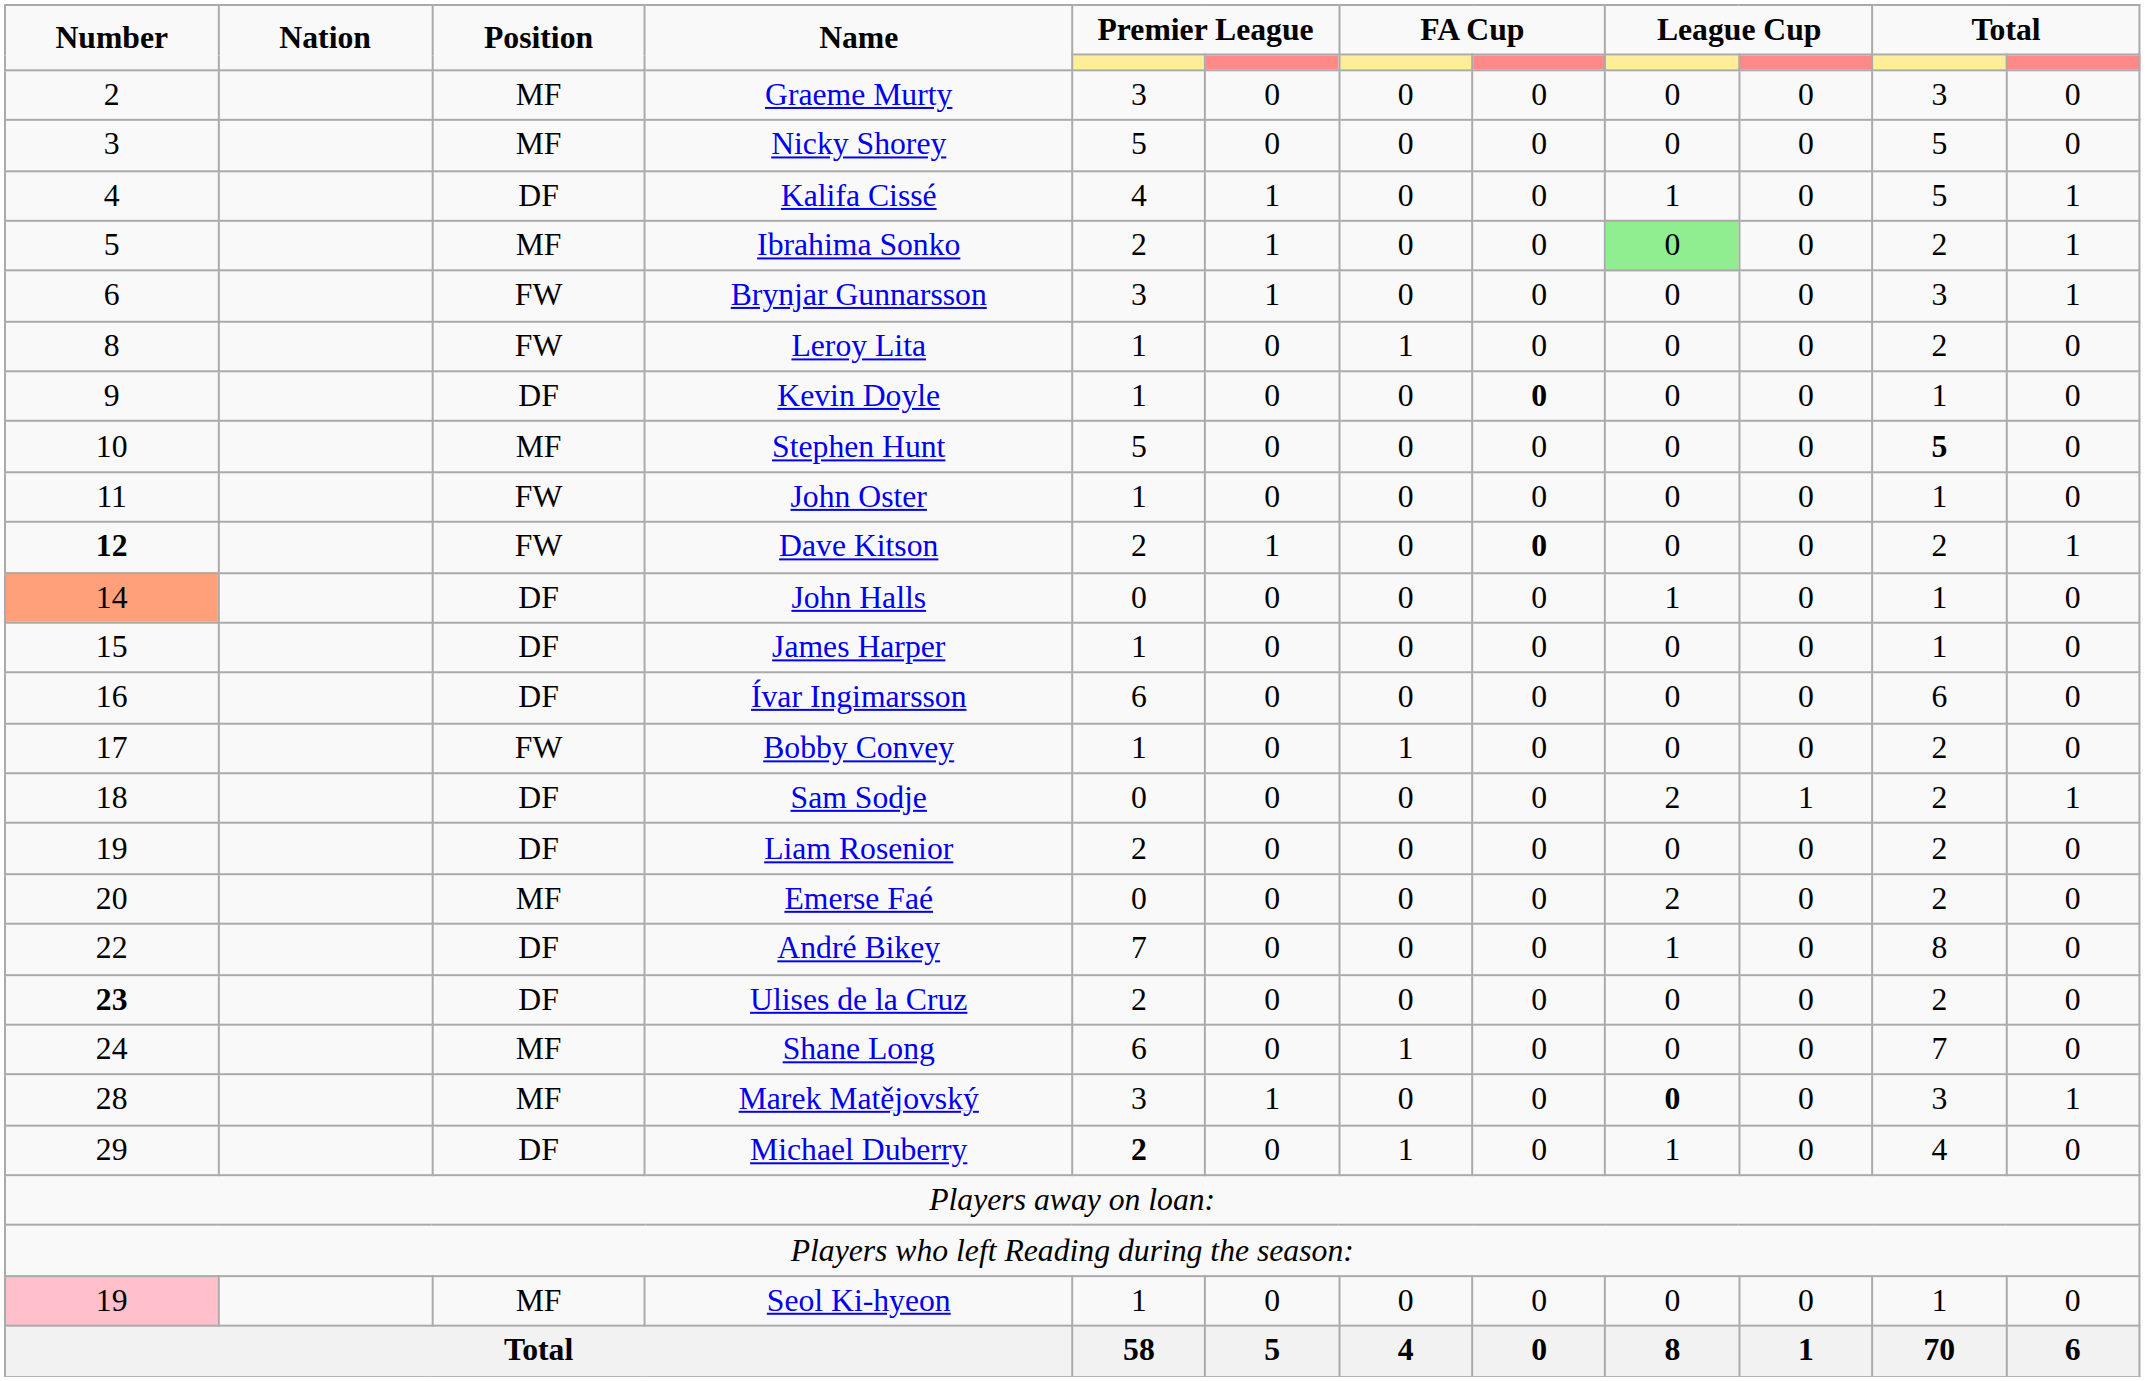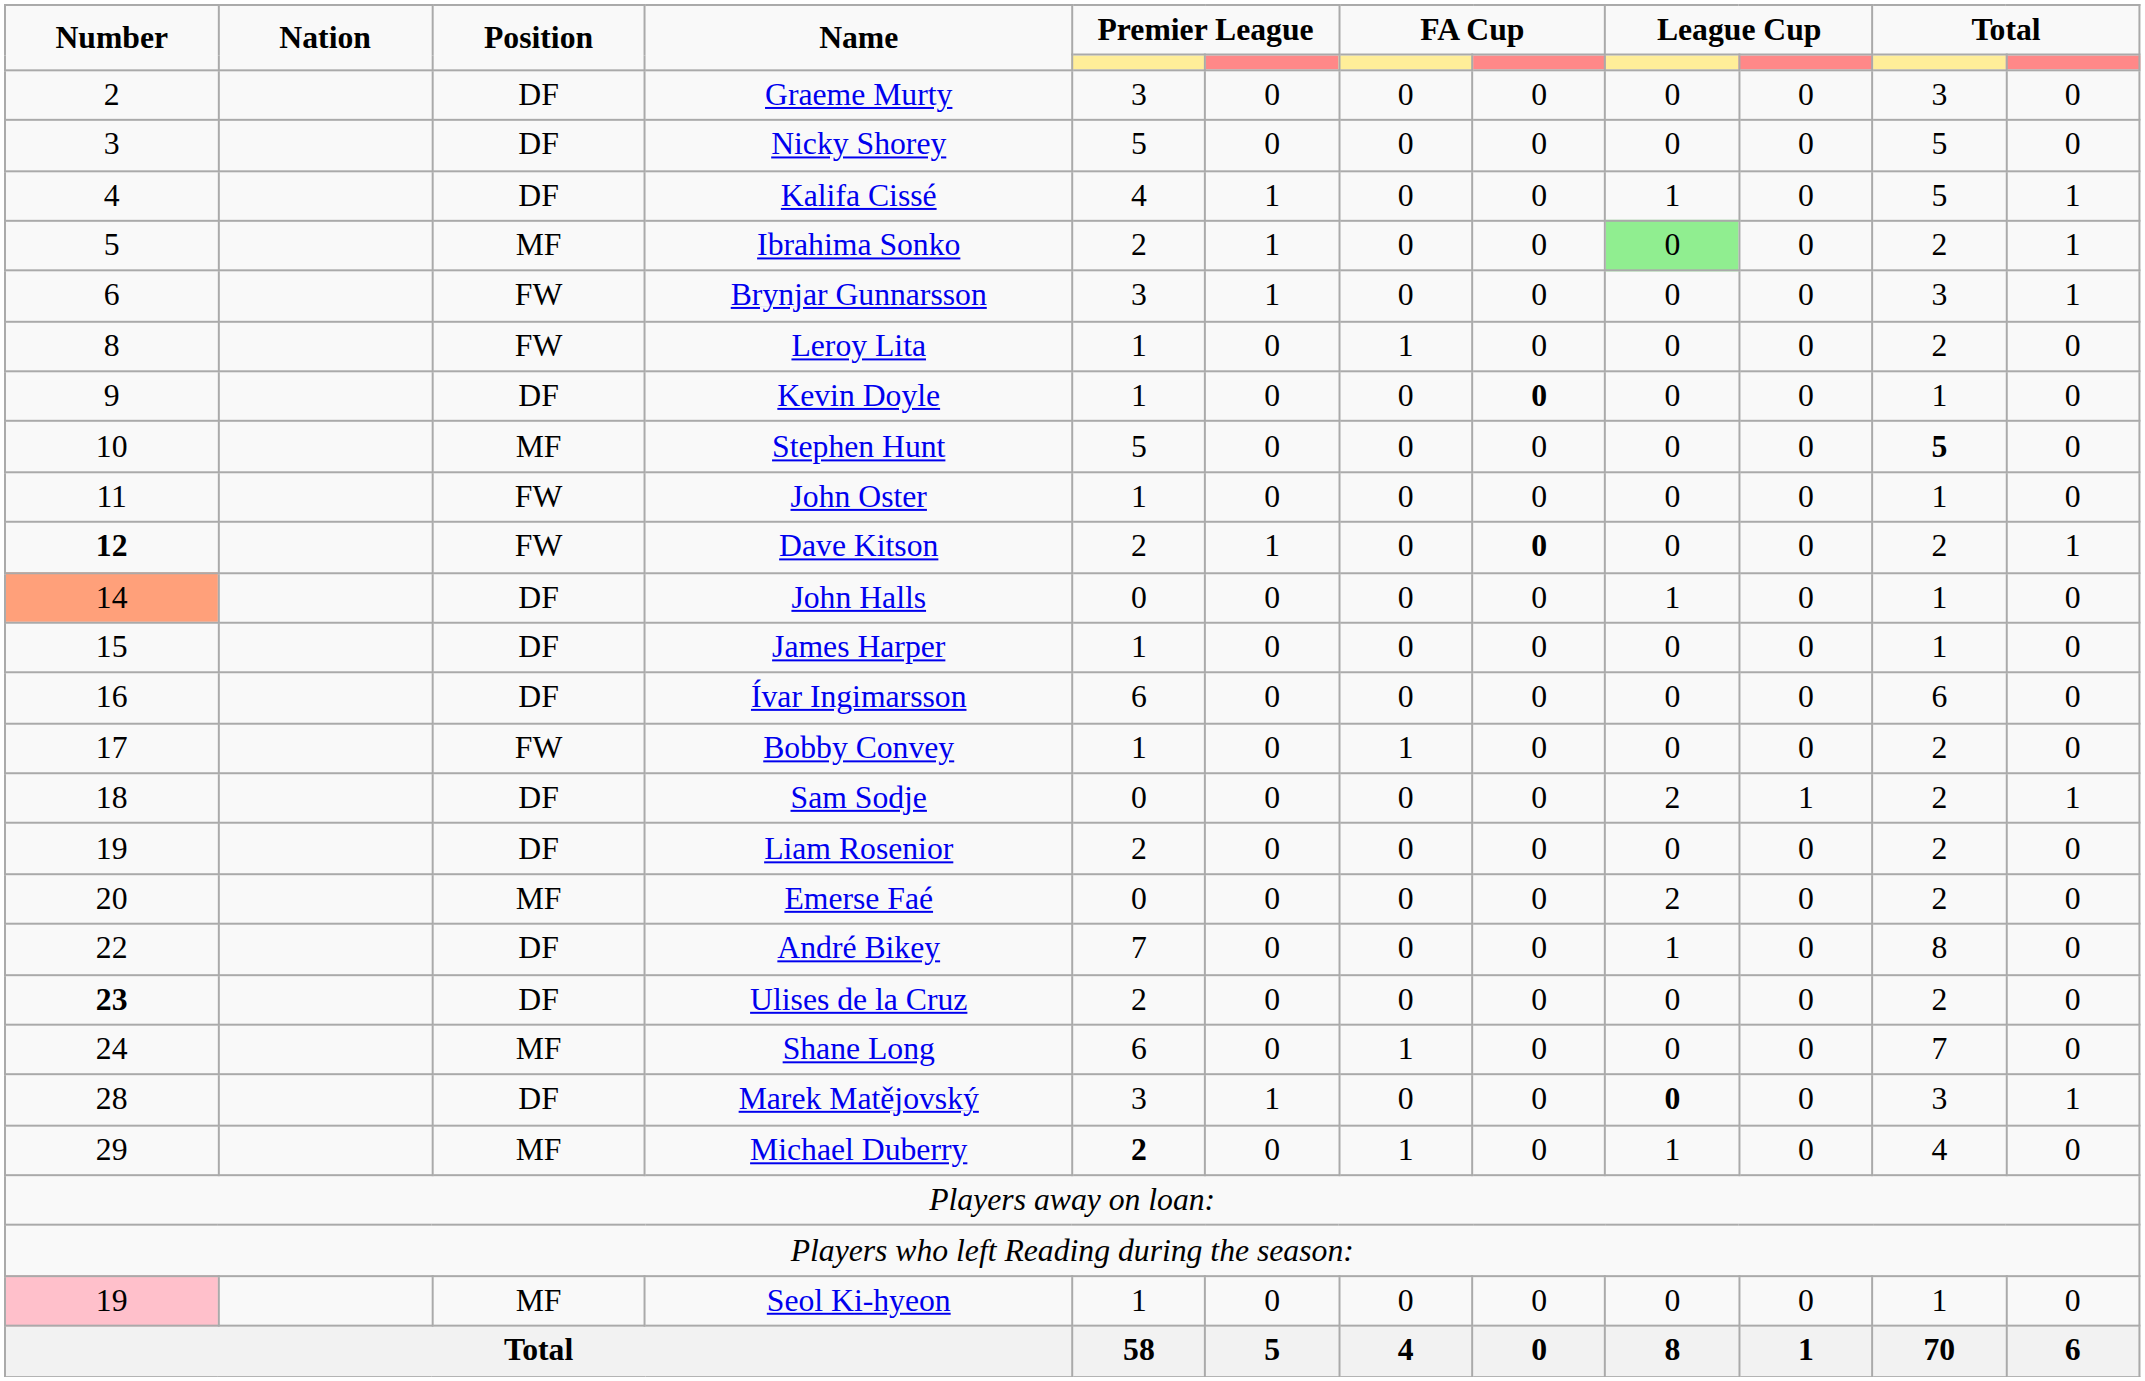(539, 94) MF -> (539, 94) DF
(539, 144) MF -> (539, 144) DF
(539, 1099) MF -> (539, 1099) DF
(539, 1149) DF -> (539, 1149) MF
